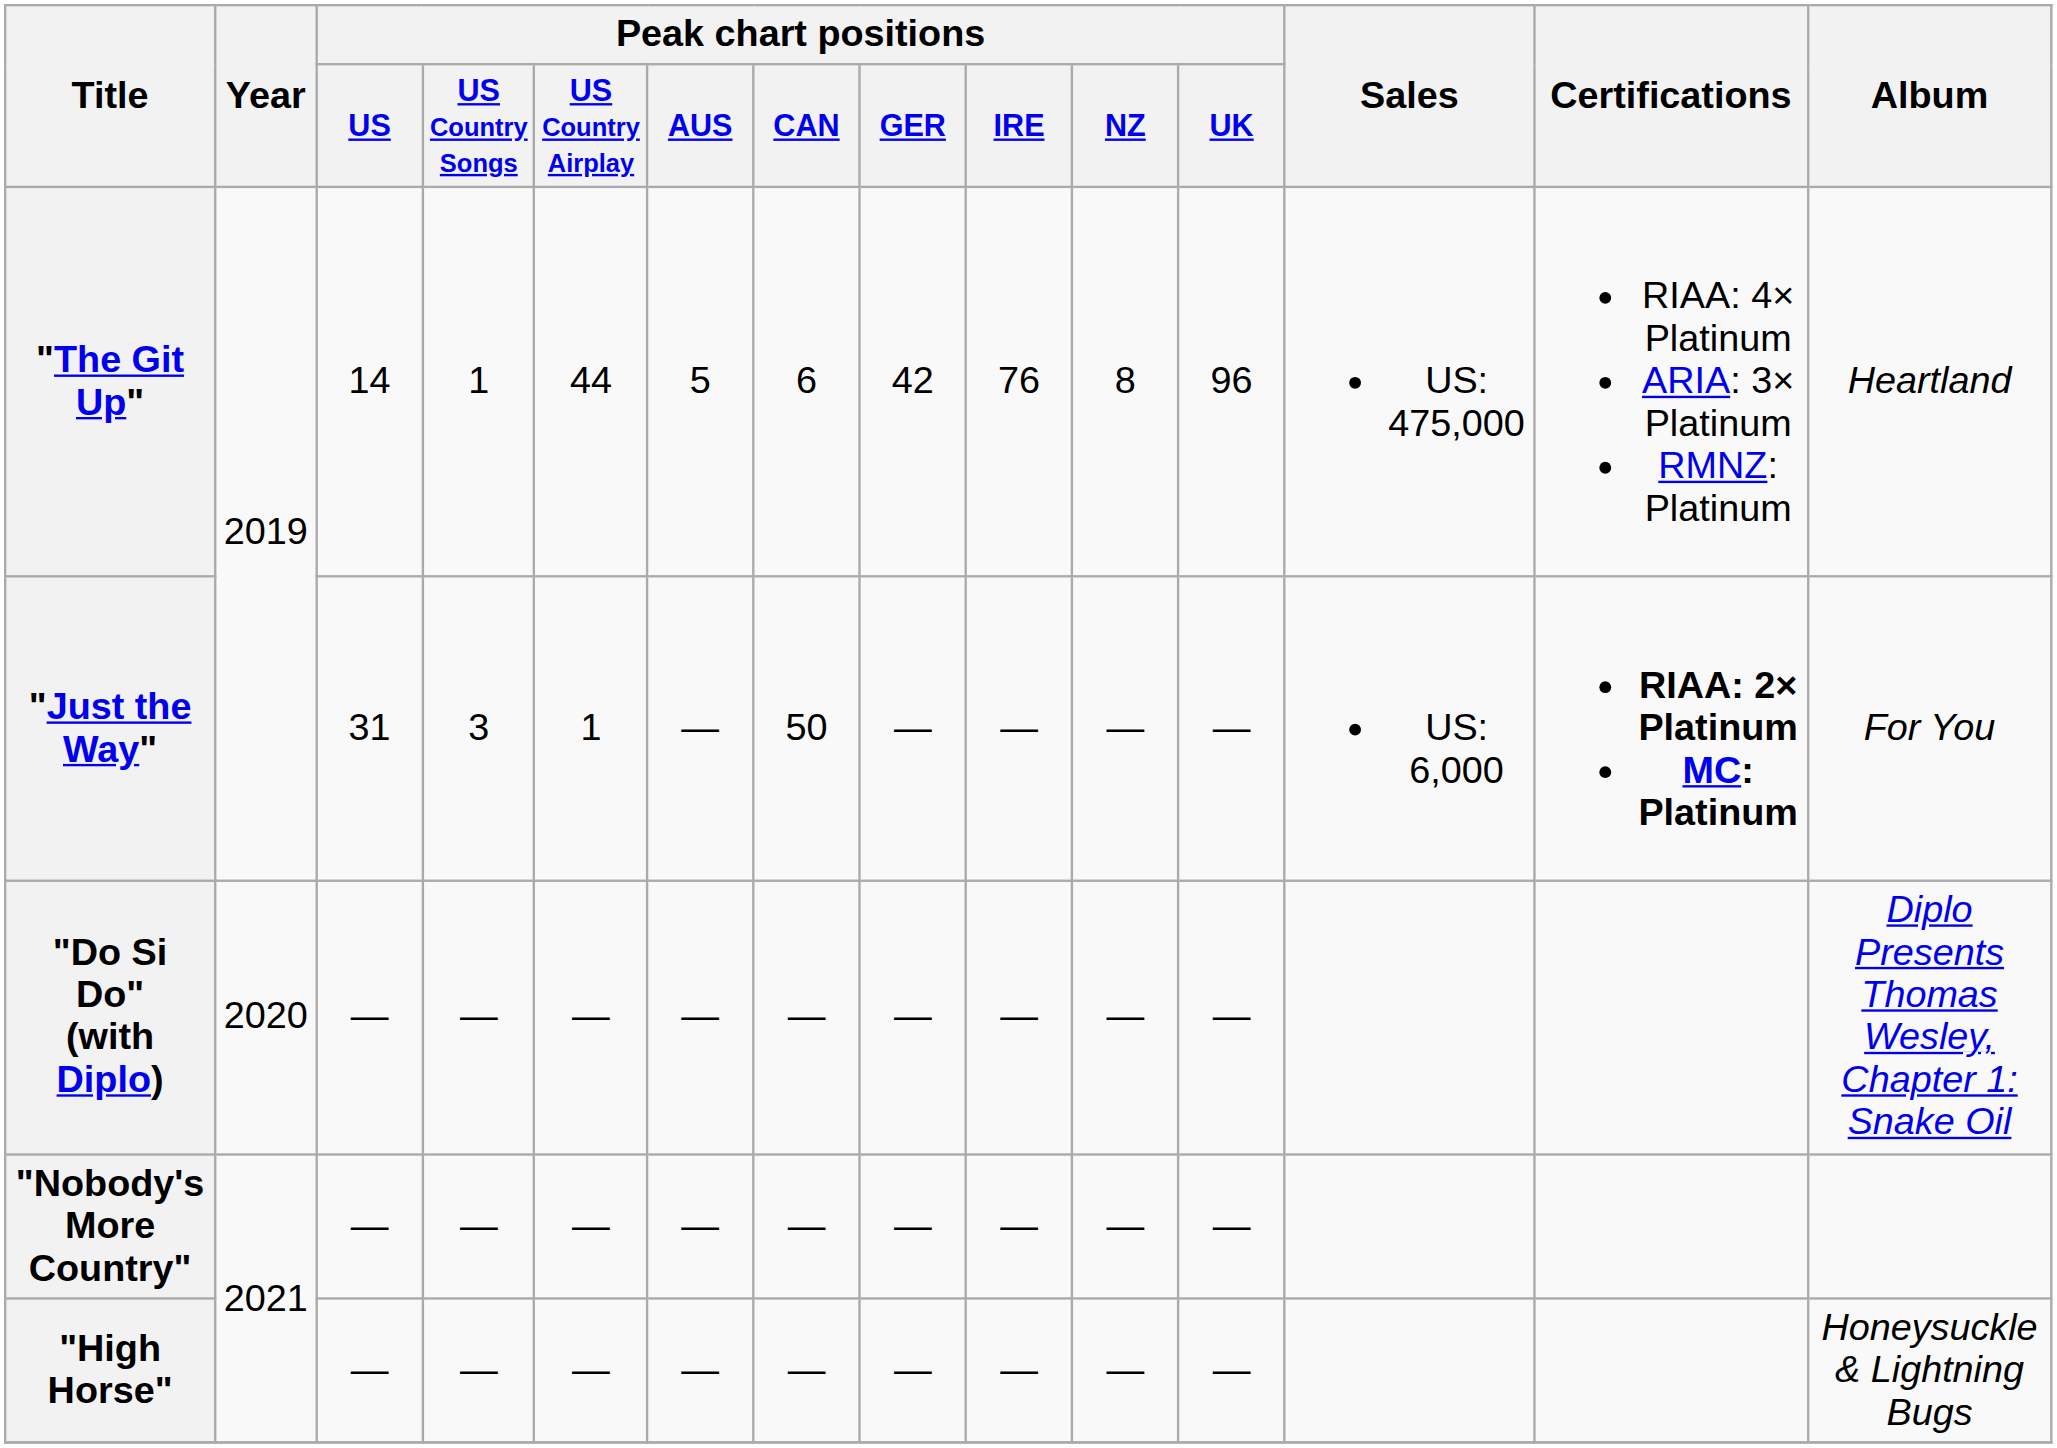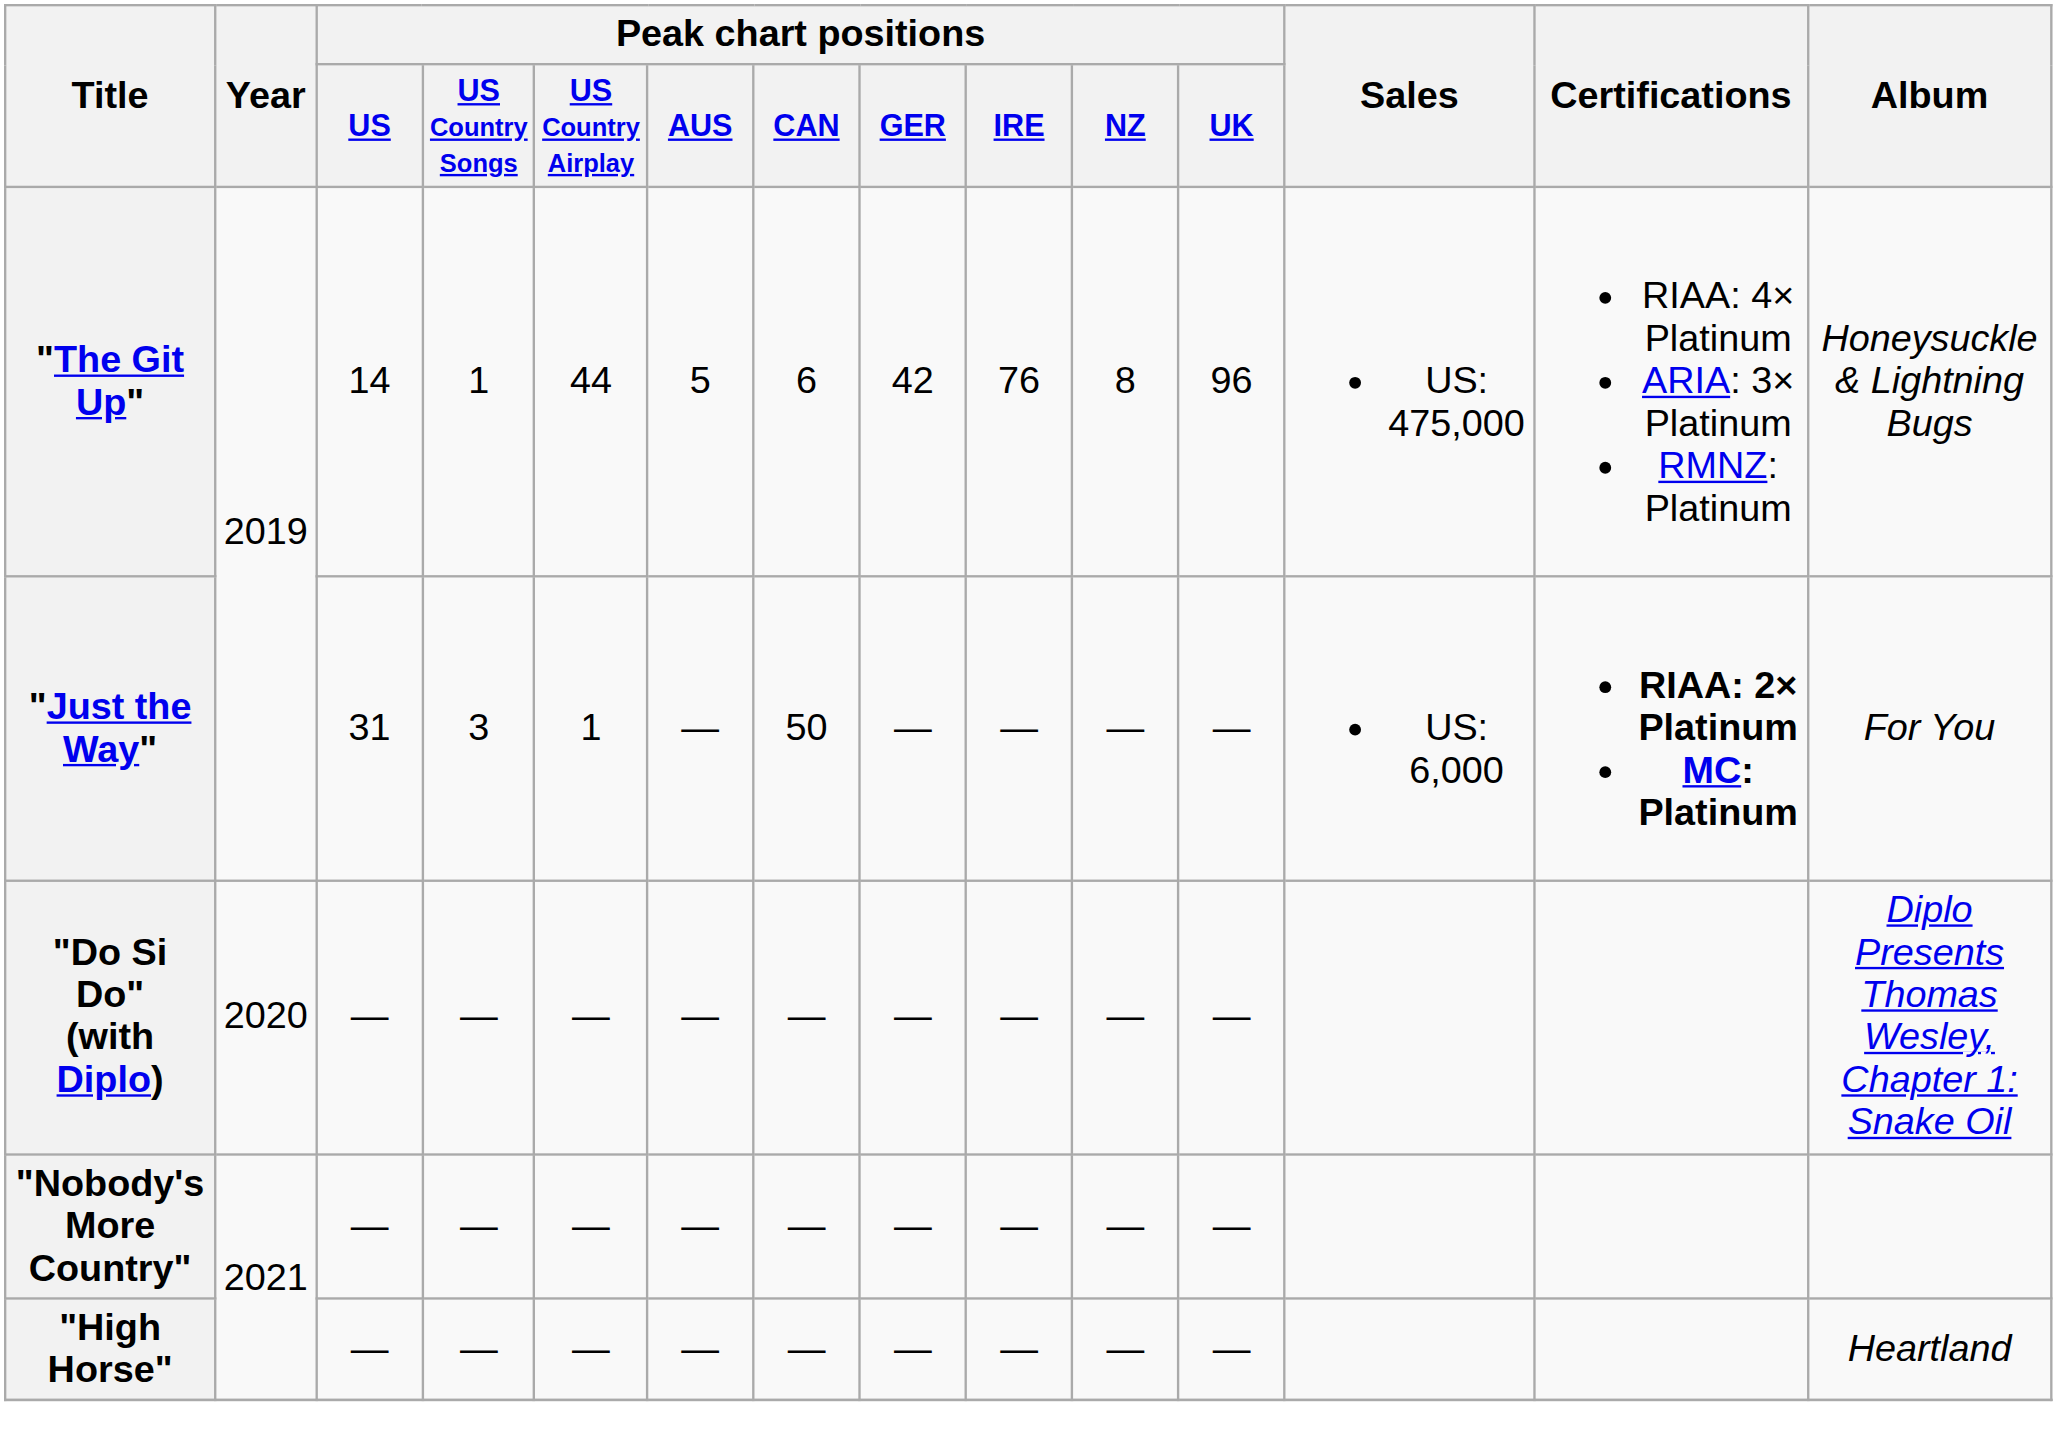(1930, 380) Heartland -> (1930, 380) Honeysuckle & Lightning Bugs
(1930, 1370) Honeysuckle & Lightning Bugs -> (1930, 1349) Heartland
